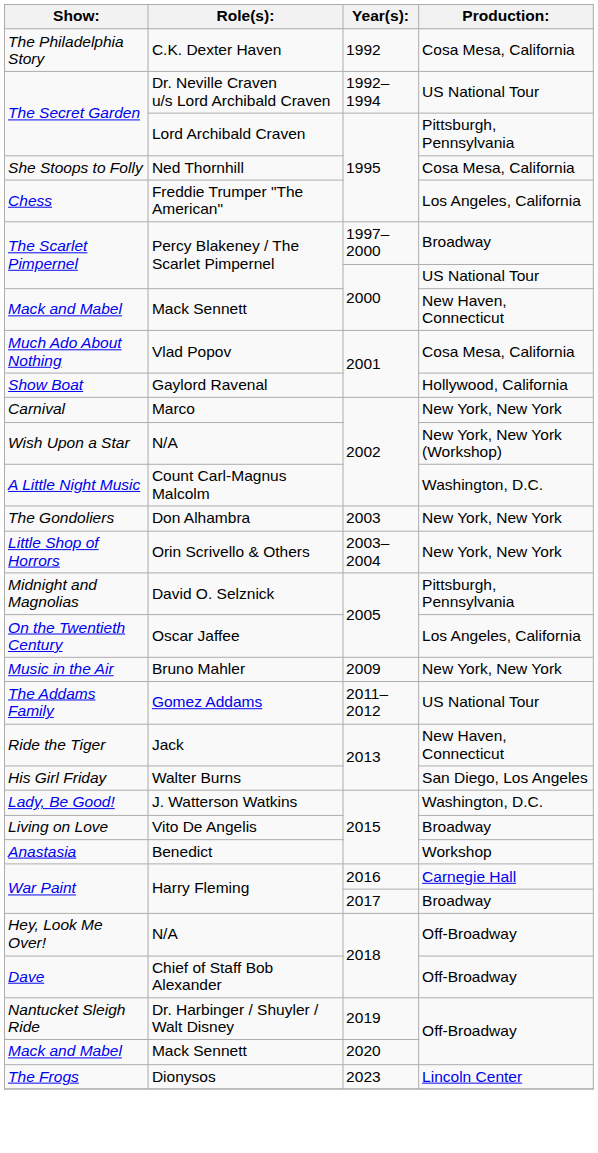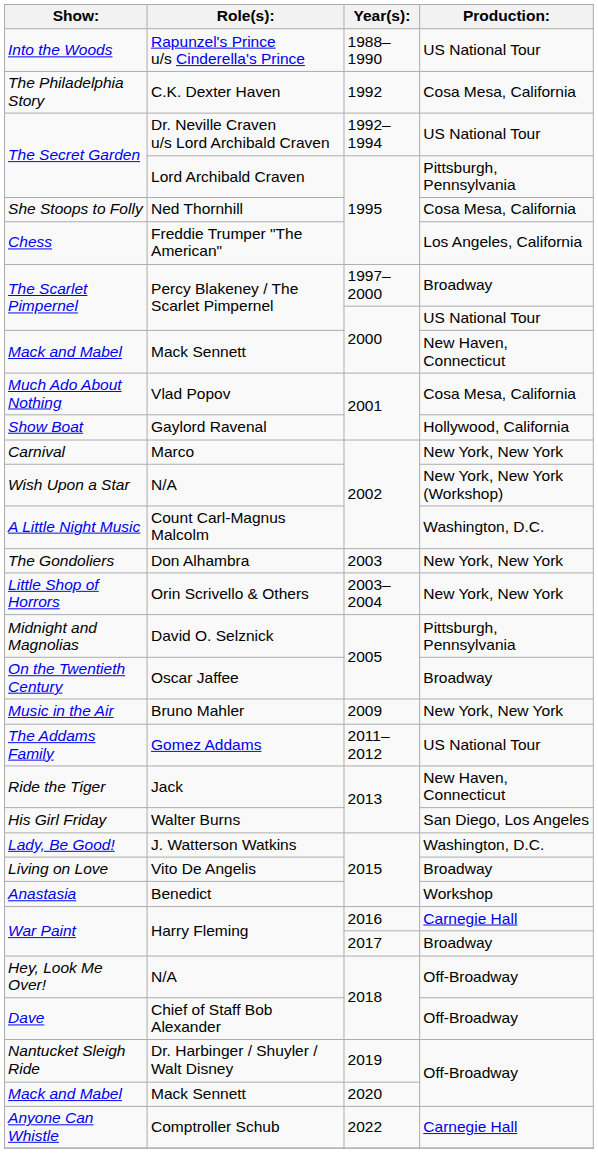+ row: (60, 50)
(501, 636) Los Angeles, California -> (458, 678) Broadway
+ row: (51, 1127)
- row: (43, 1076)
